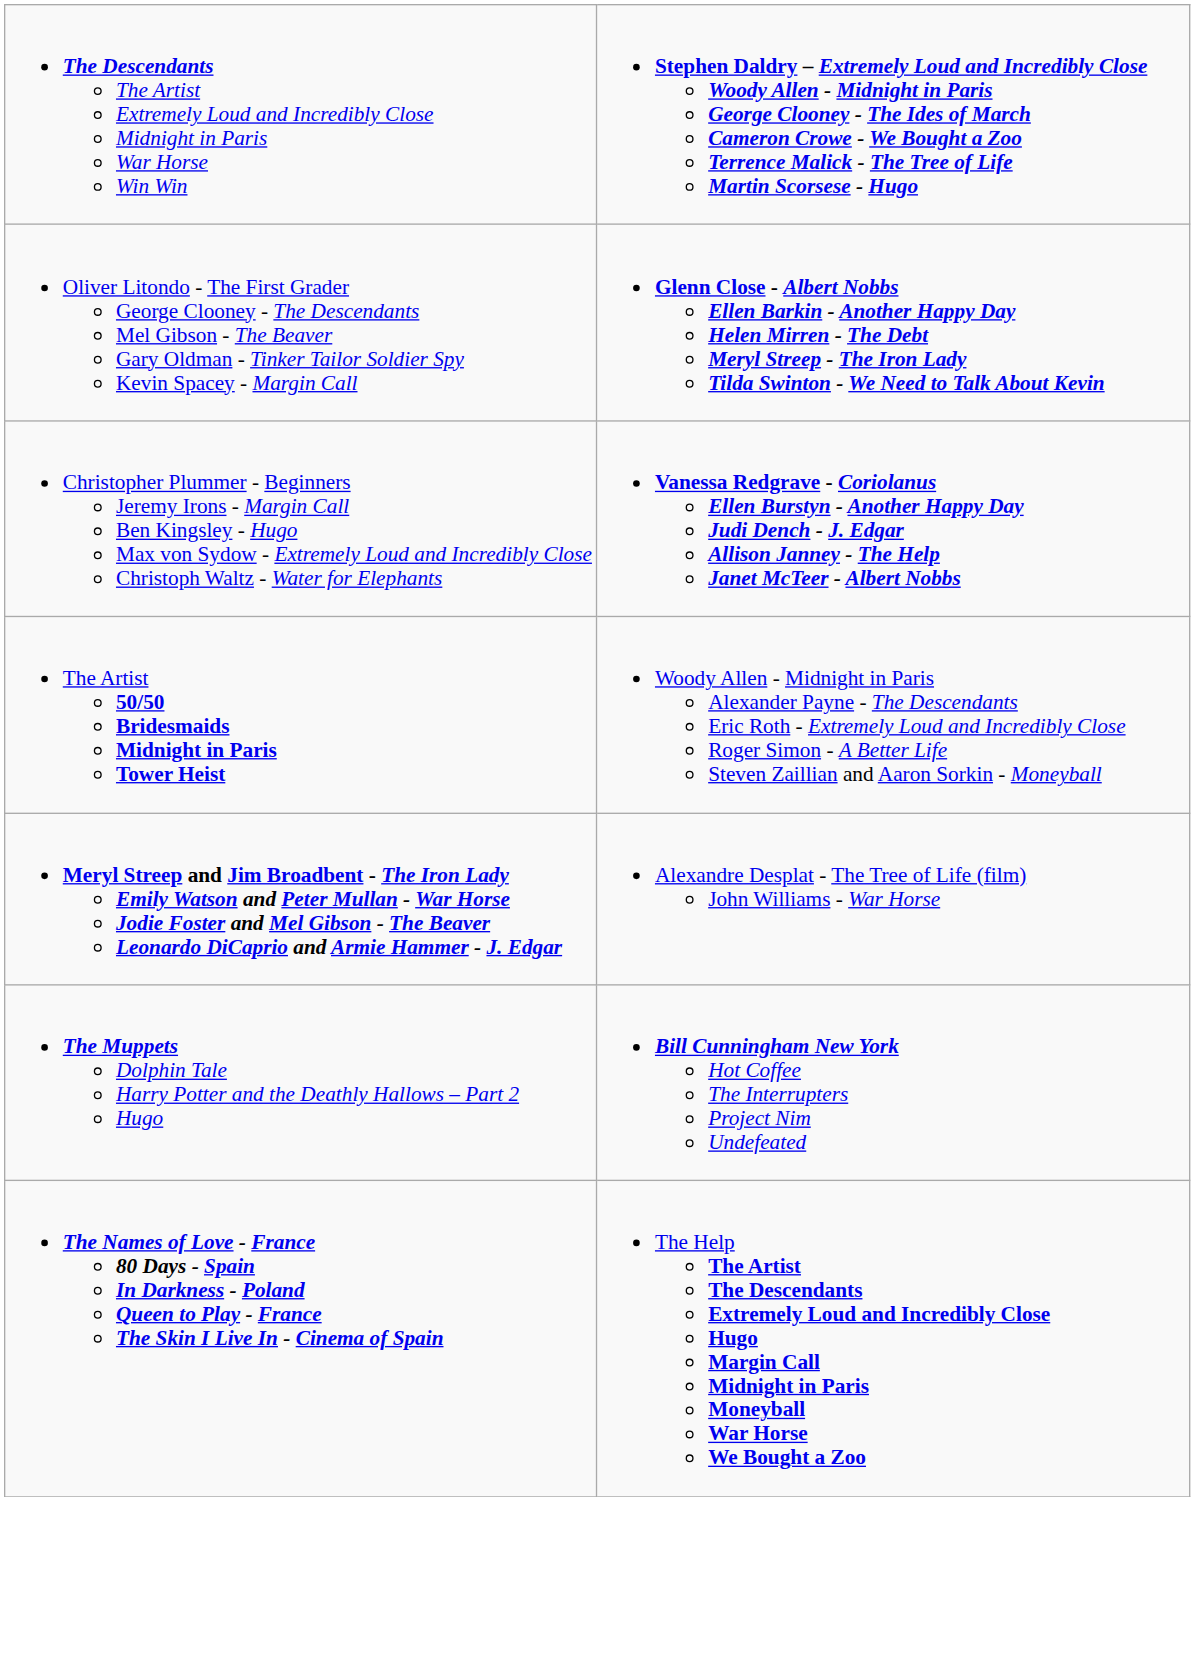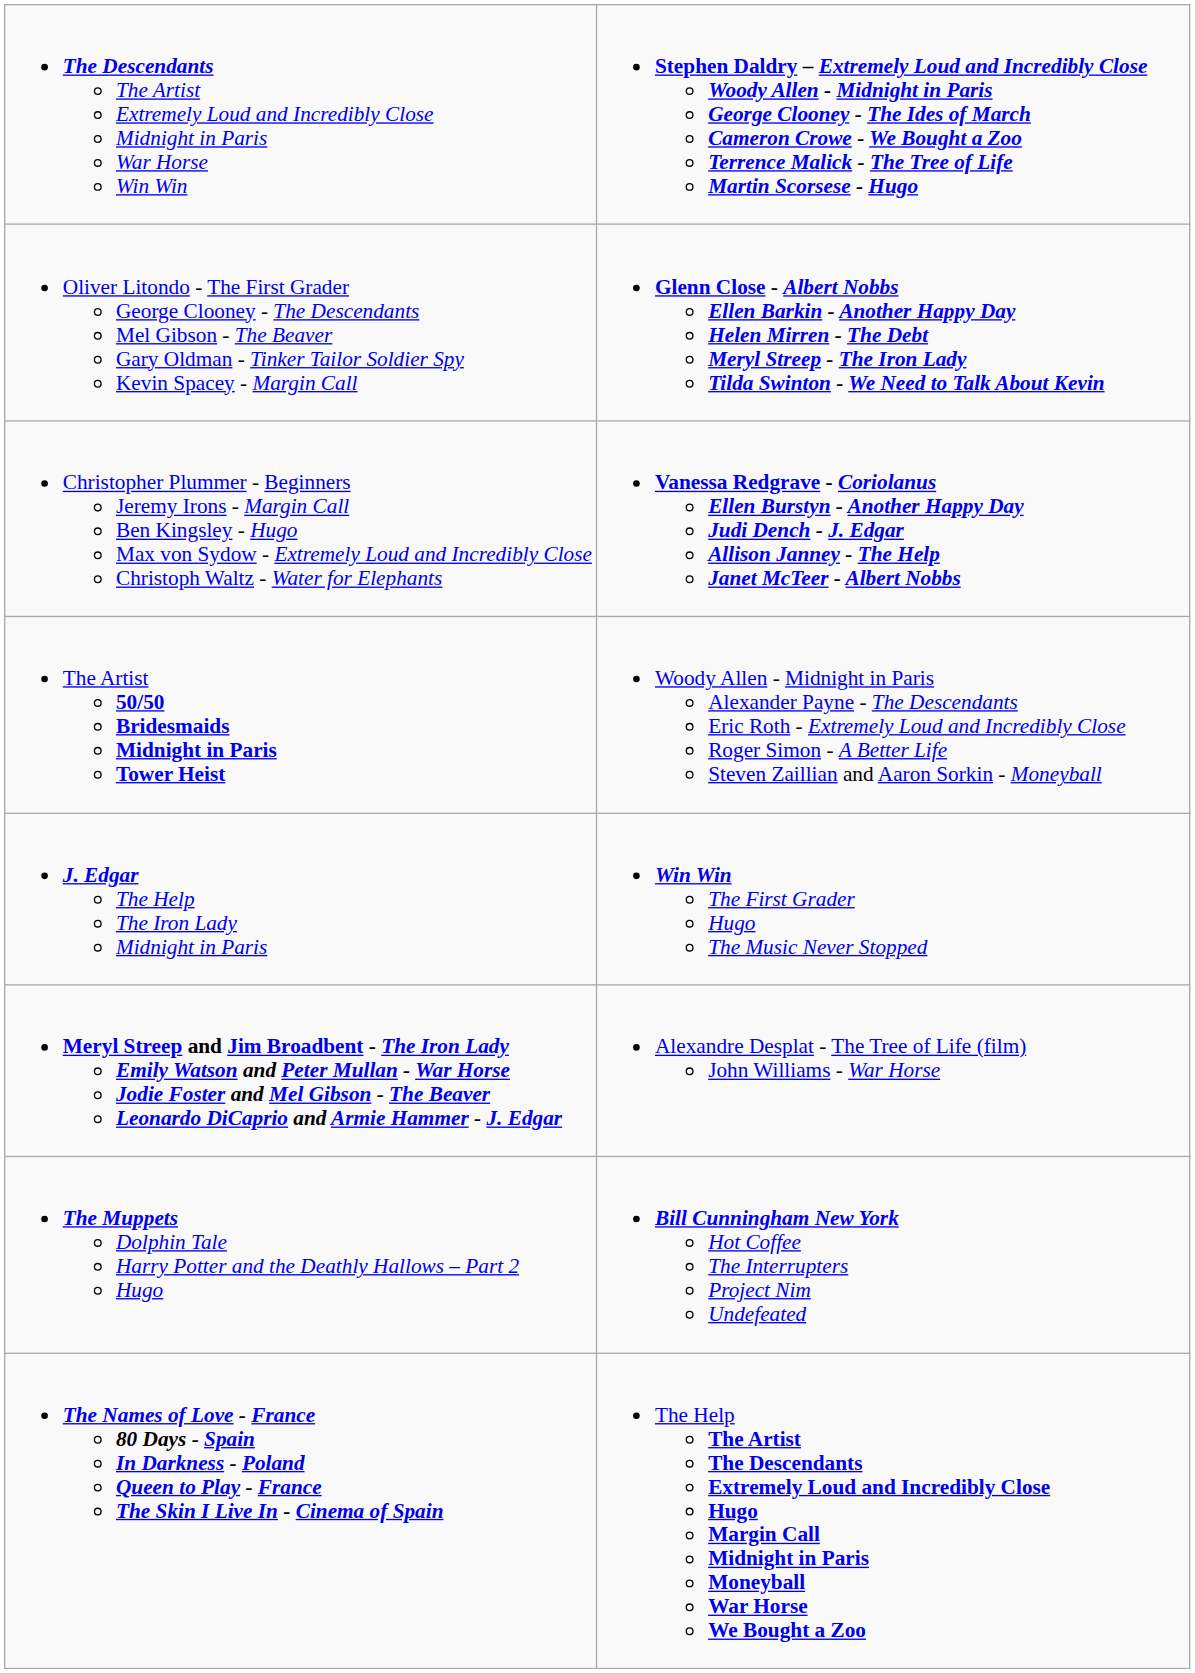+ row: (301, 911)
